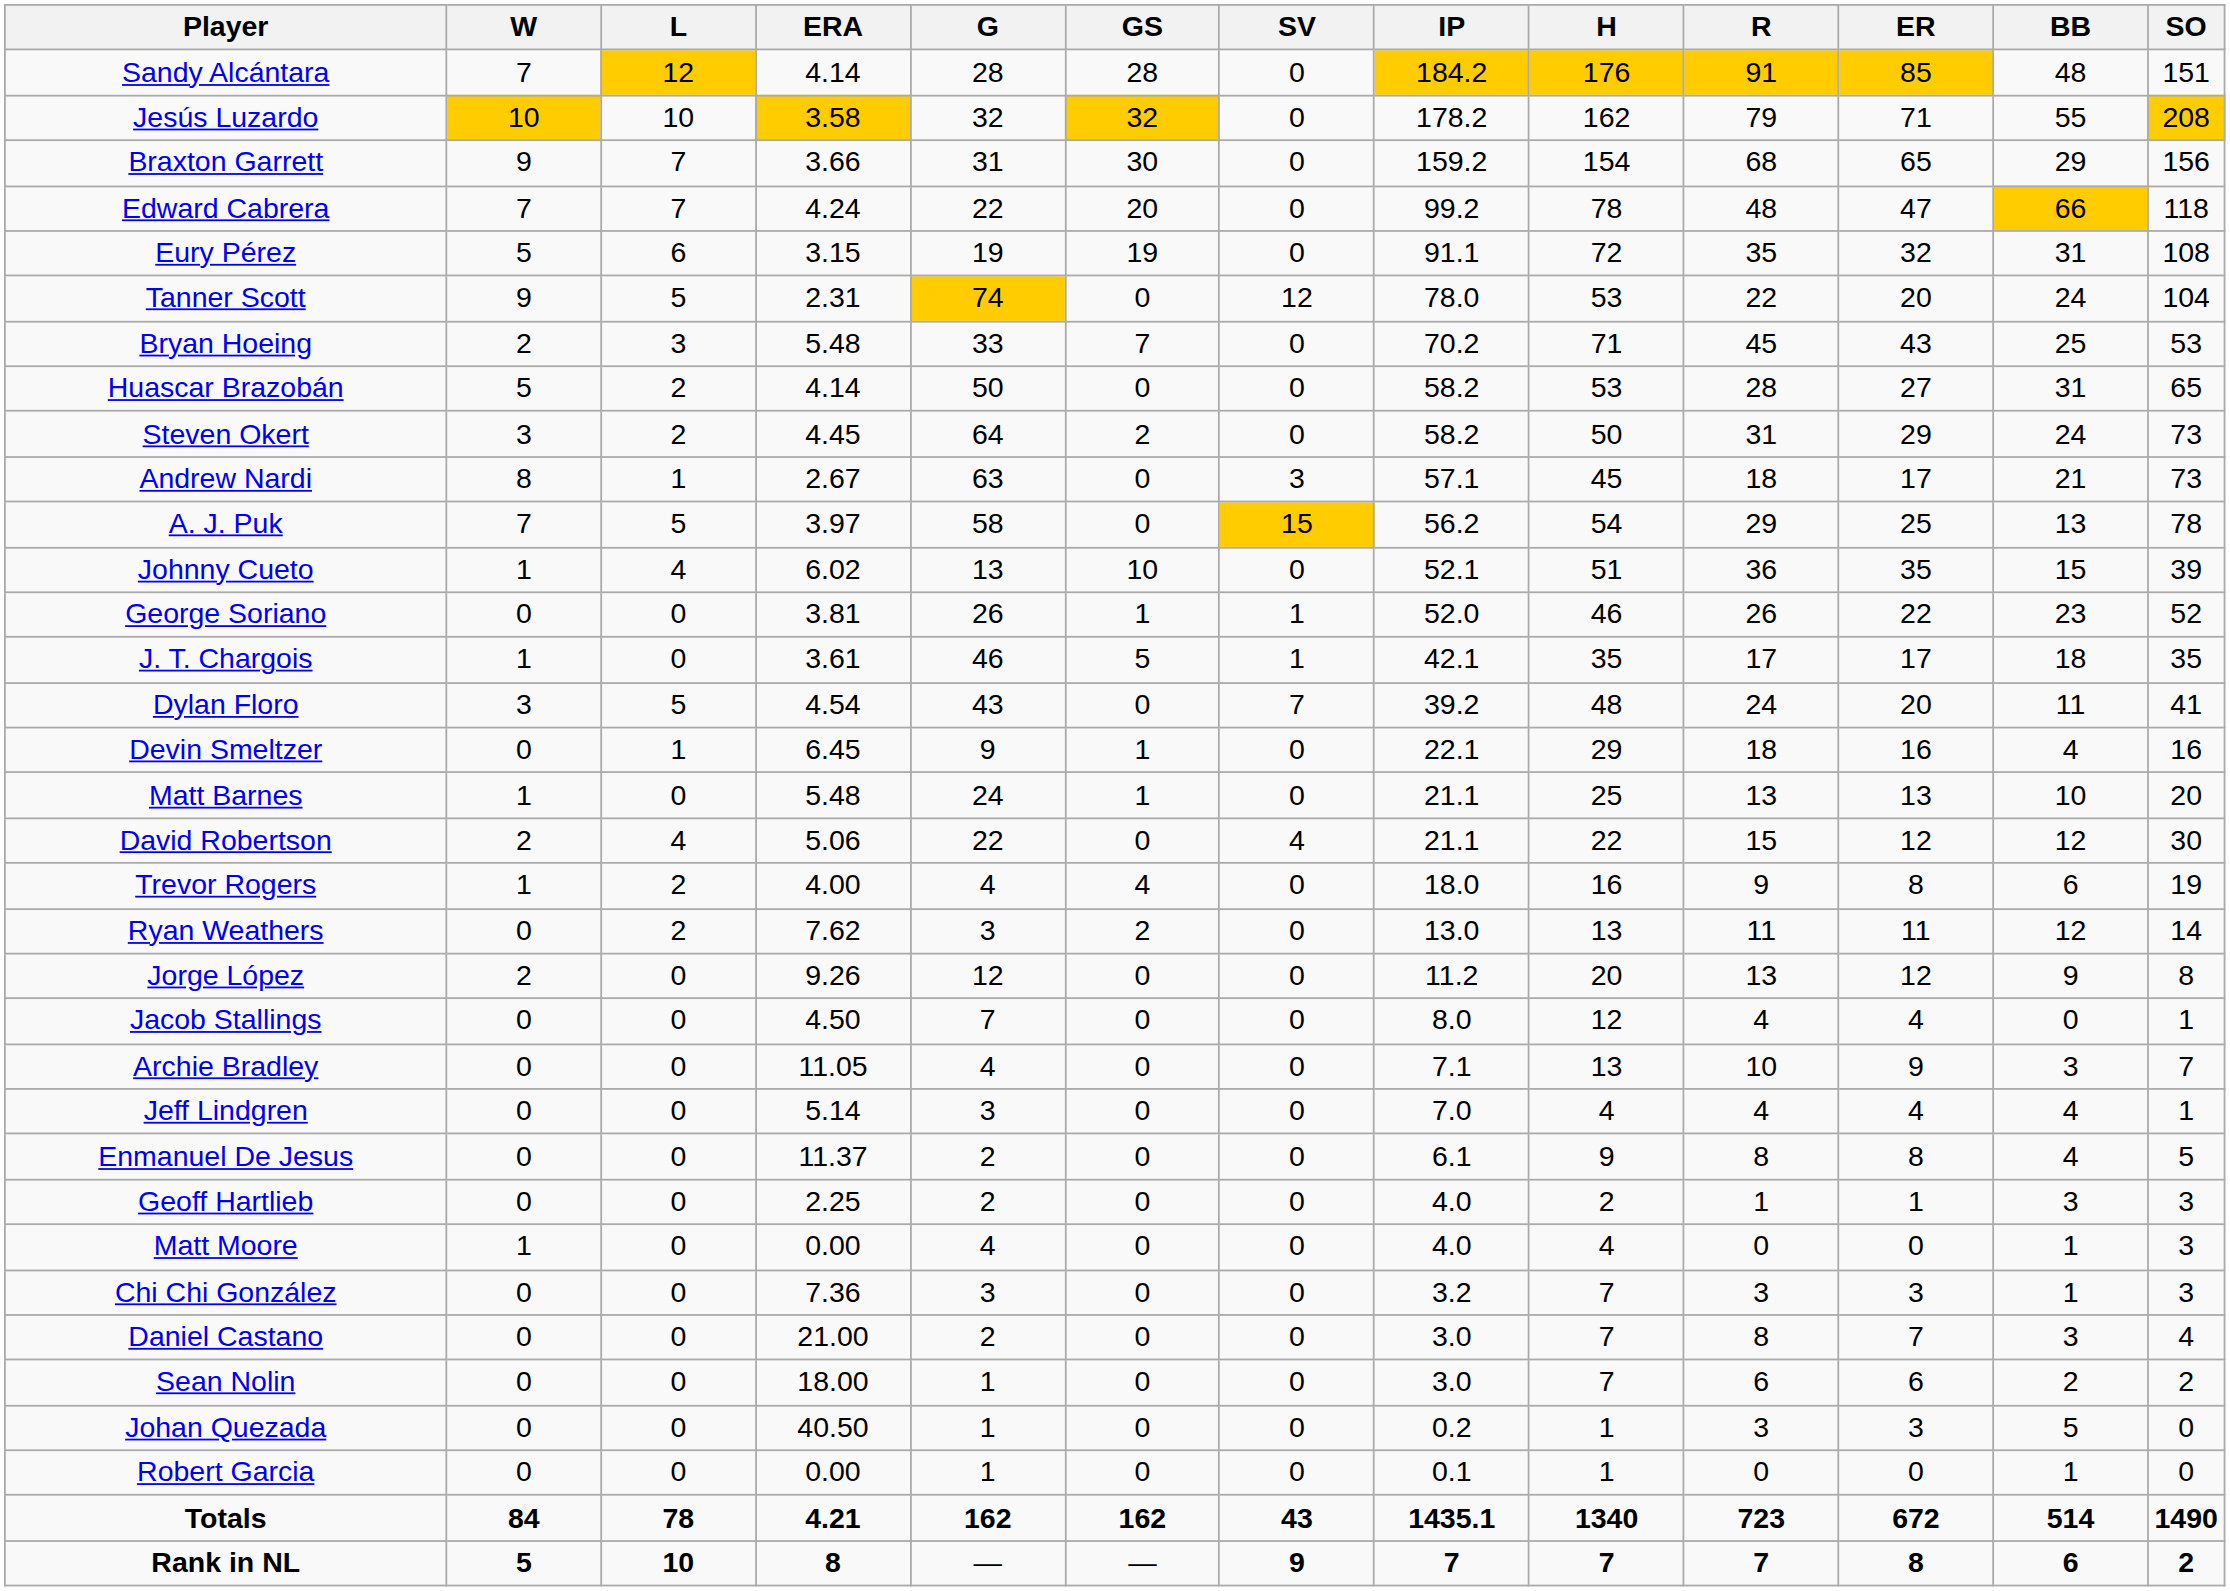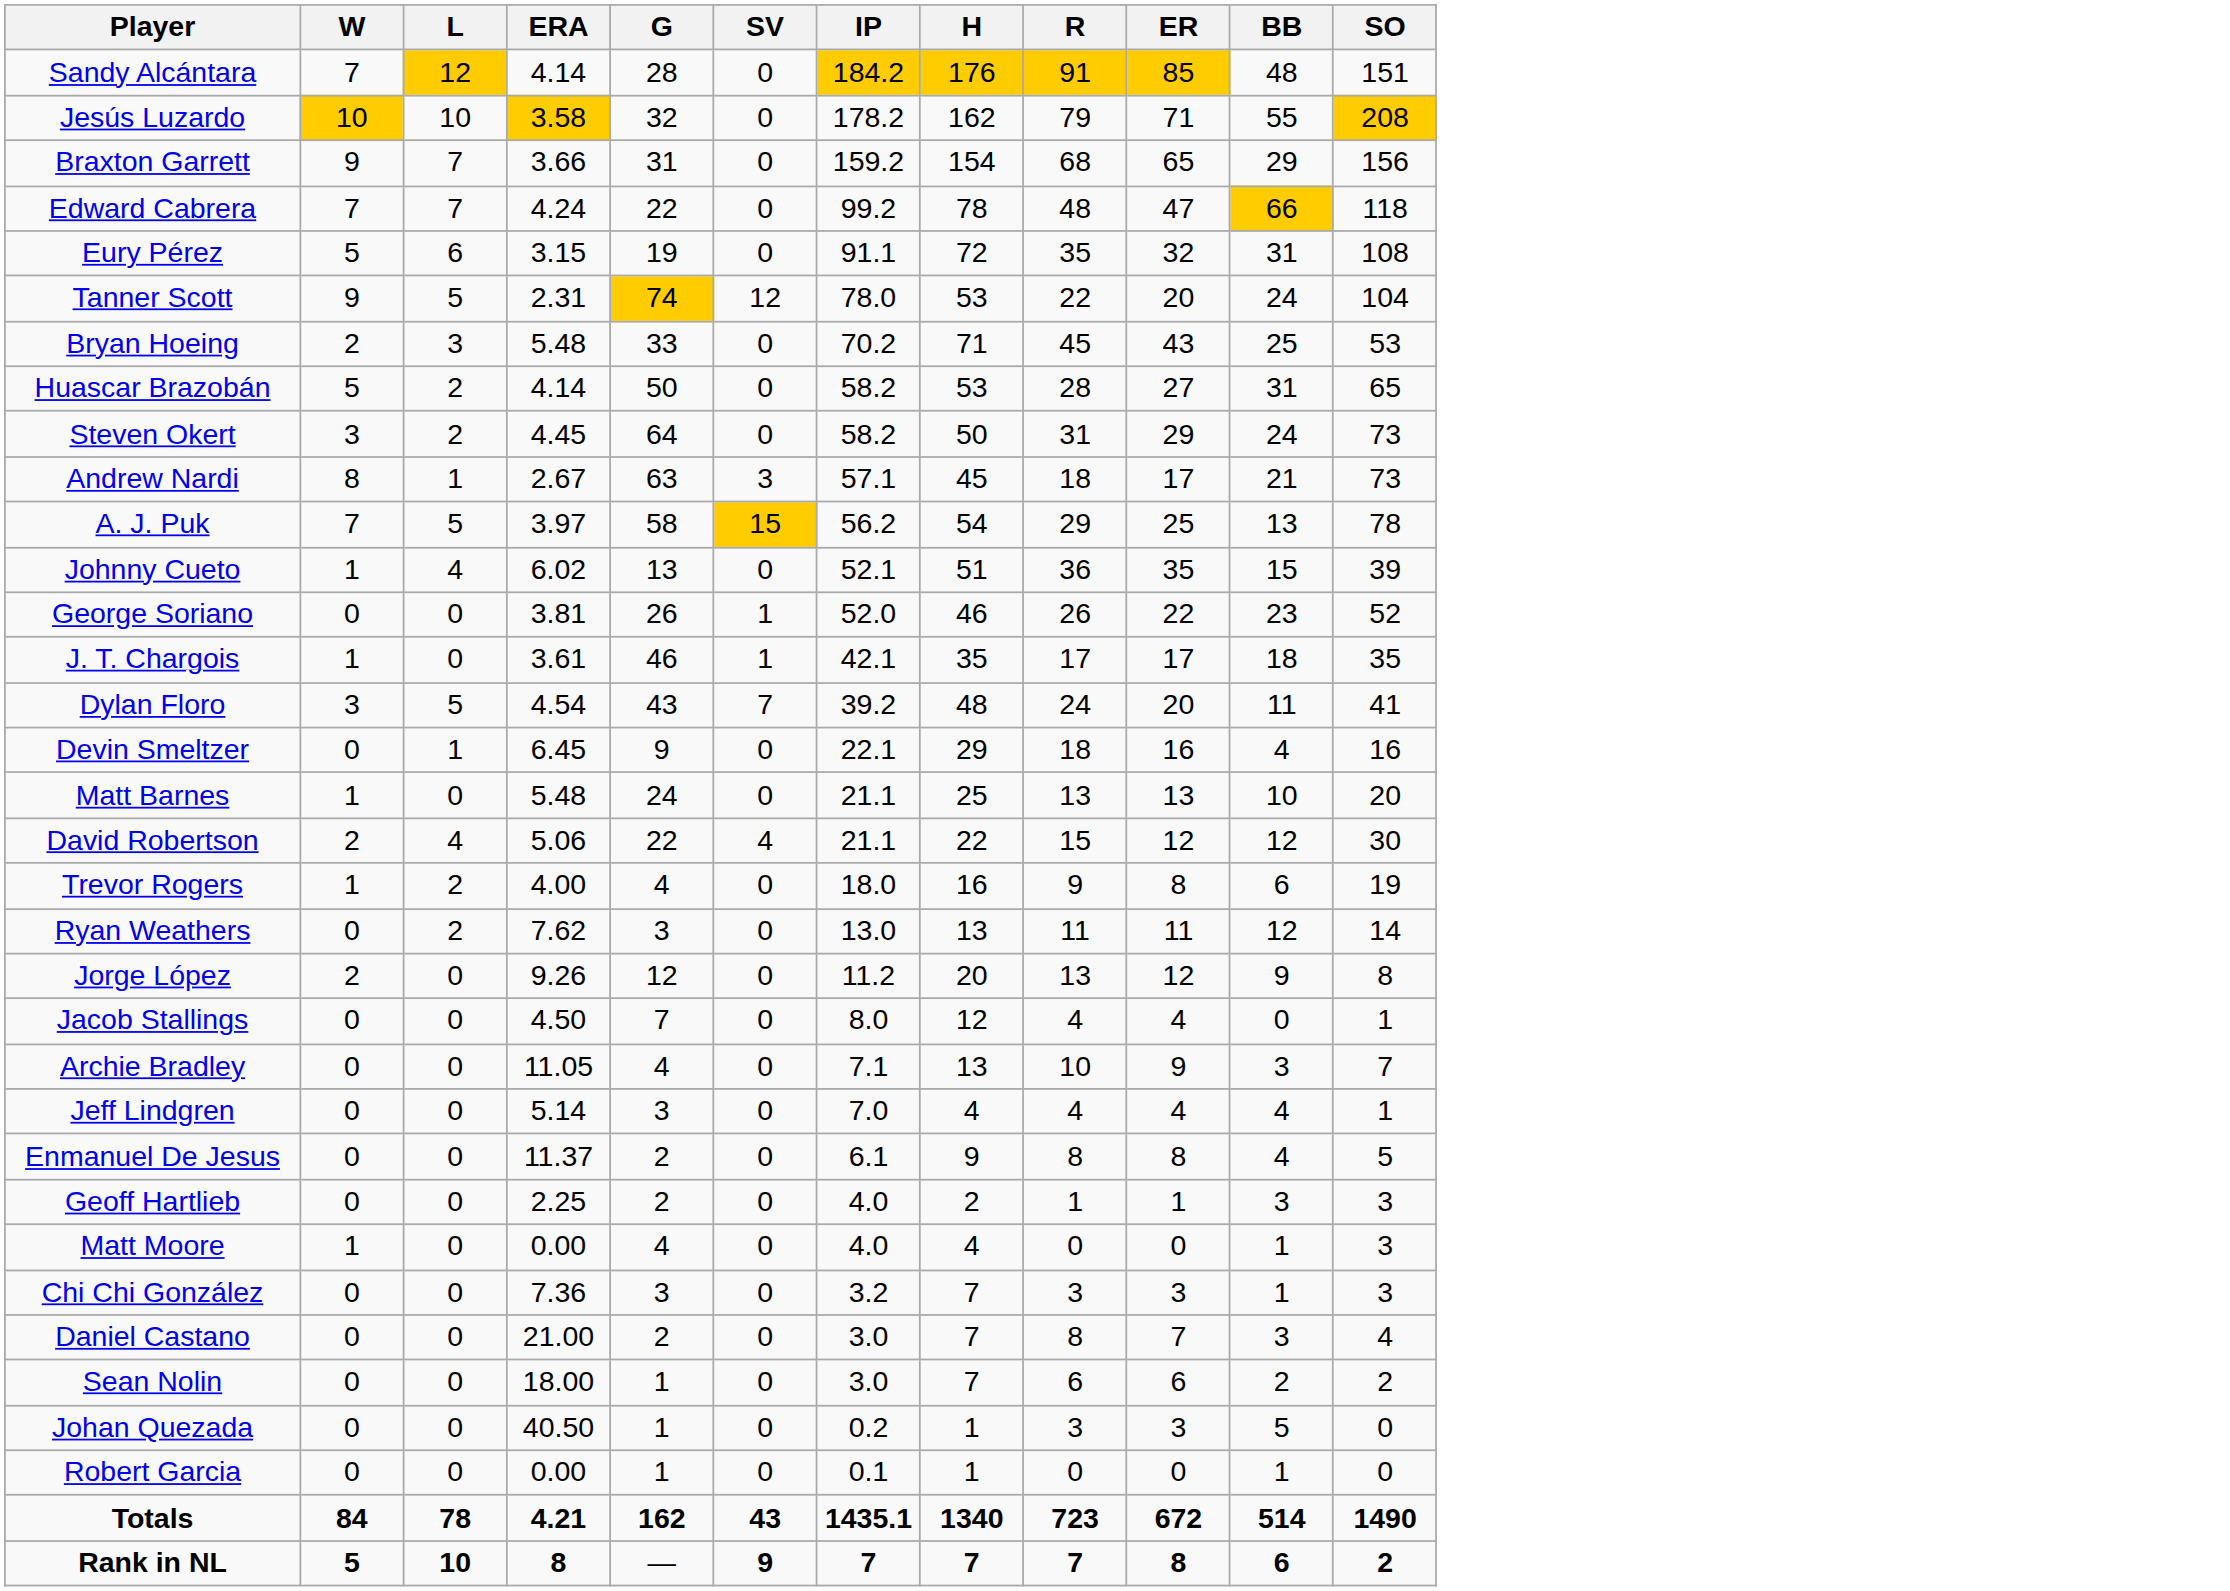- column: (1142, 27)
